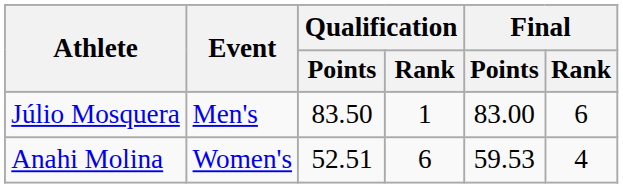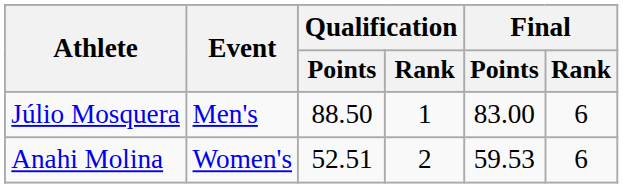(342, 114) 83.50 -> (342, 114) 88.50
(425, 159) 6 -> (425, 159) 2
(581, 159) 4 -> (581, 159) 6
